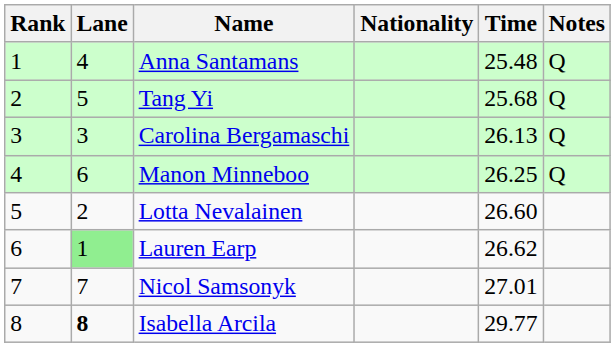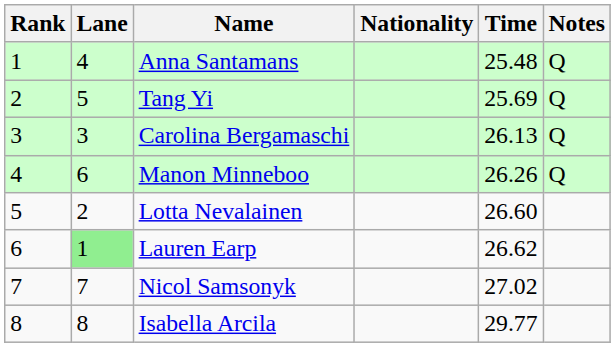(511, 98) 25.68 -> (511, 98) 25.69
(511, 173) 26.25 -> (511, 173) 26.26
(511, 286) 27.01 -> (511, 286) 27.02
(82, 323) bold -> (82, 323) normal
